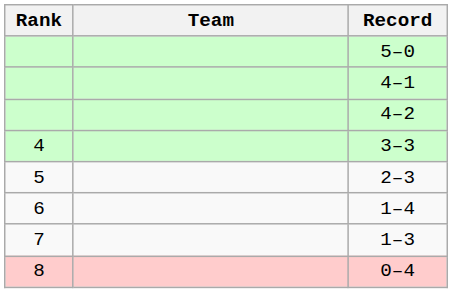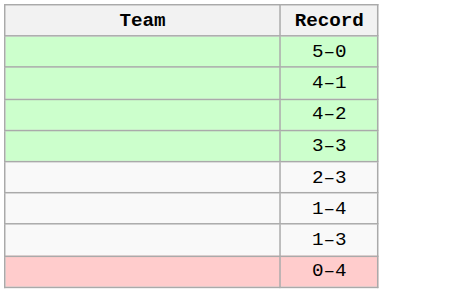- column: (39, 20)
